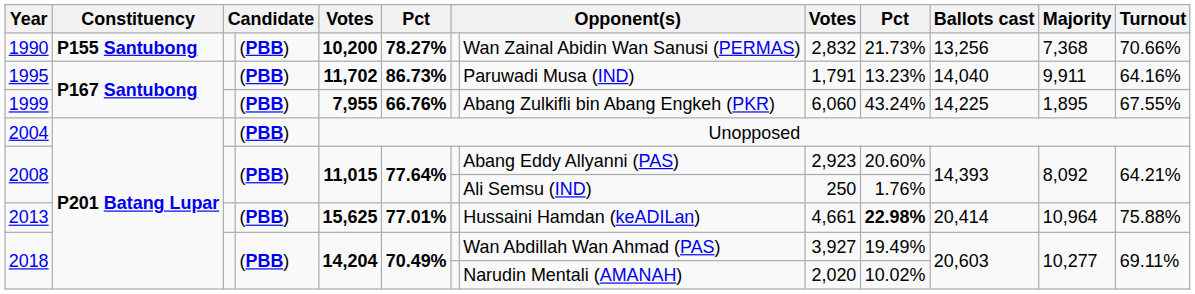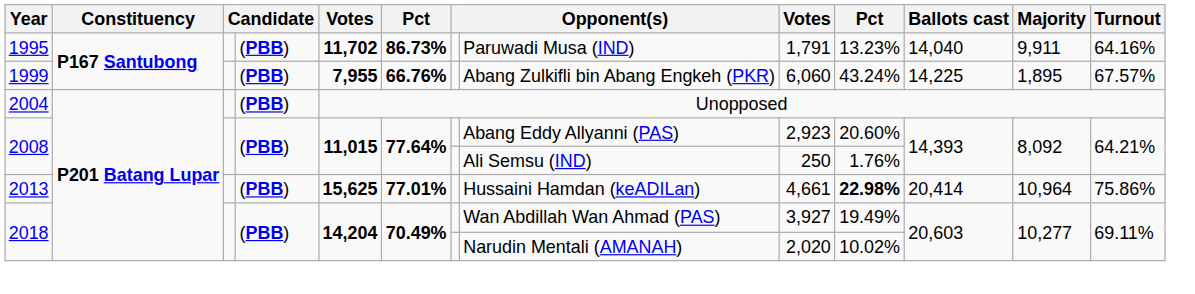- row: (29, 47)
(1150, 104) 67.55% -> (1125, 76) 67.57%
(1150, 218) 75.88% -> (1125, 189) 75.86%
